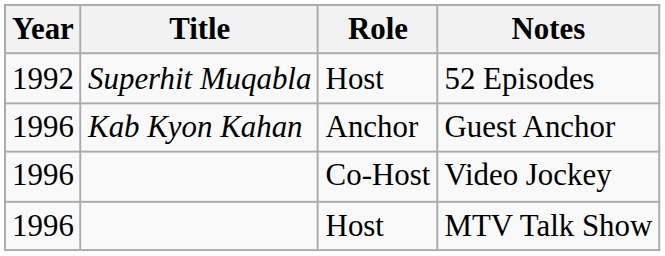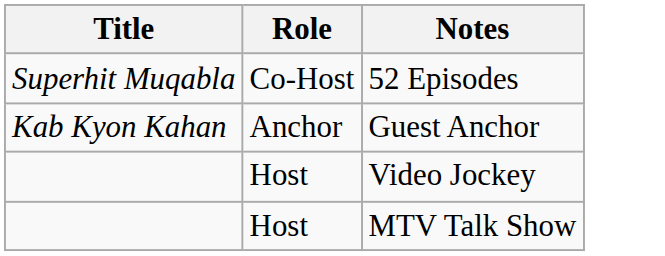- column: (43, 28)
(355, 77) Host -> (302, 77) Co-Host
(378, 175) Co-Host -> (279, 175) Host
